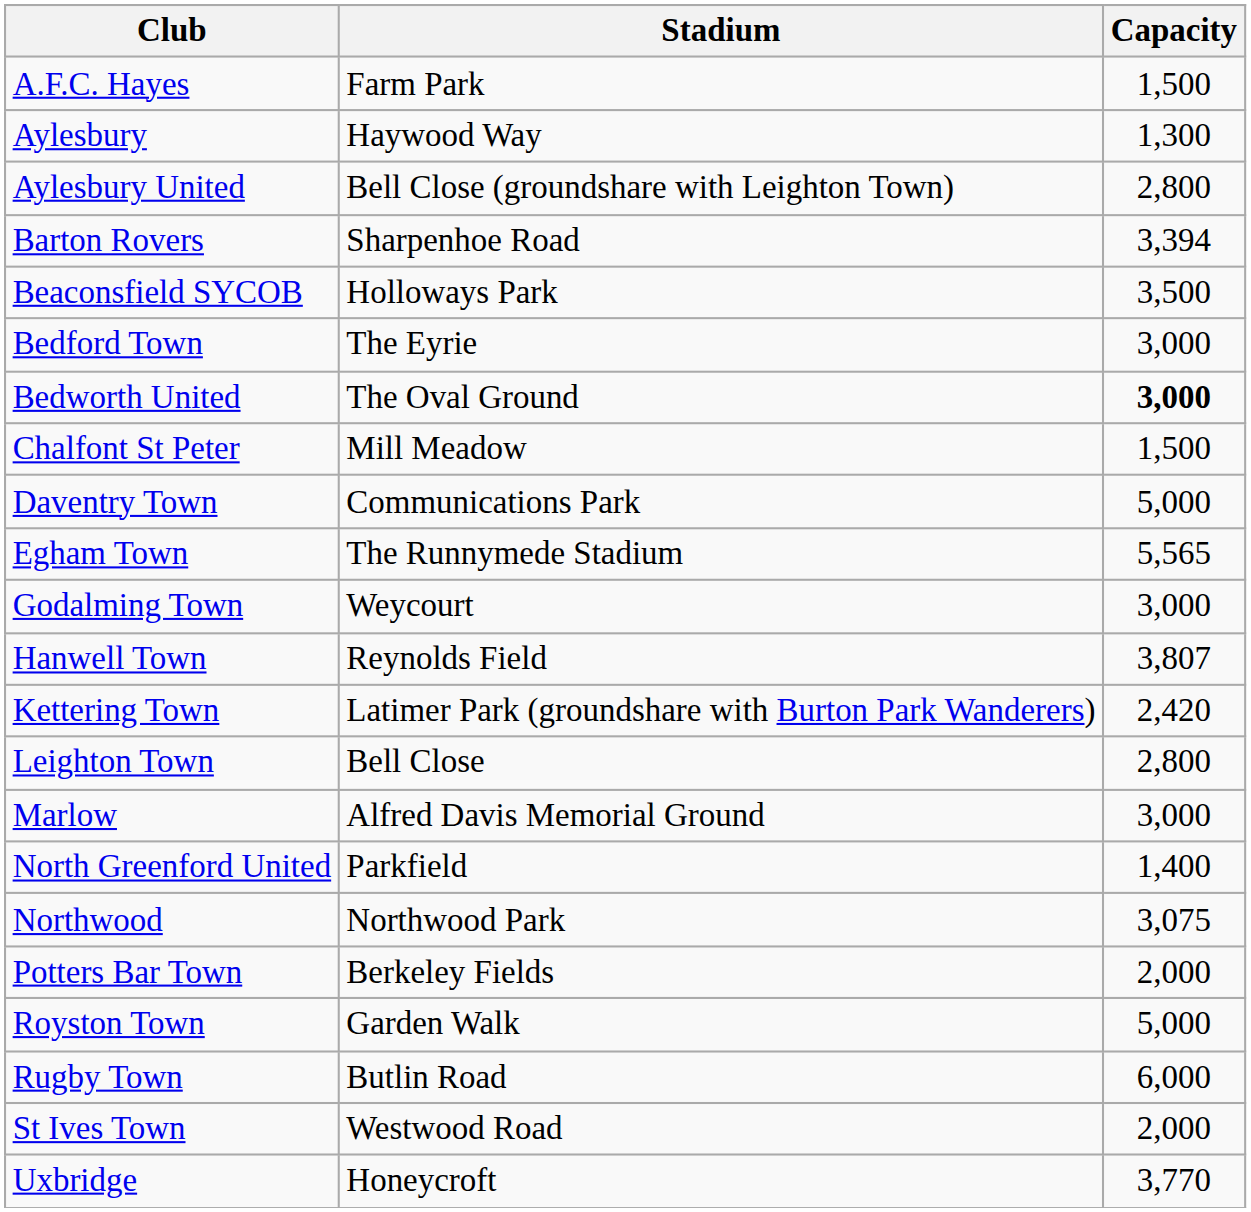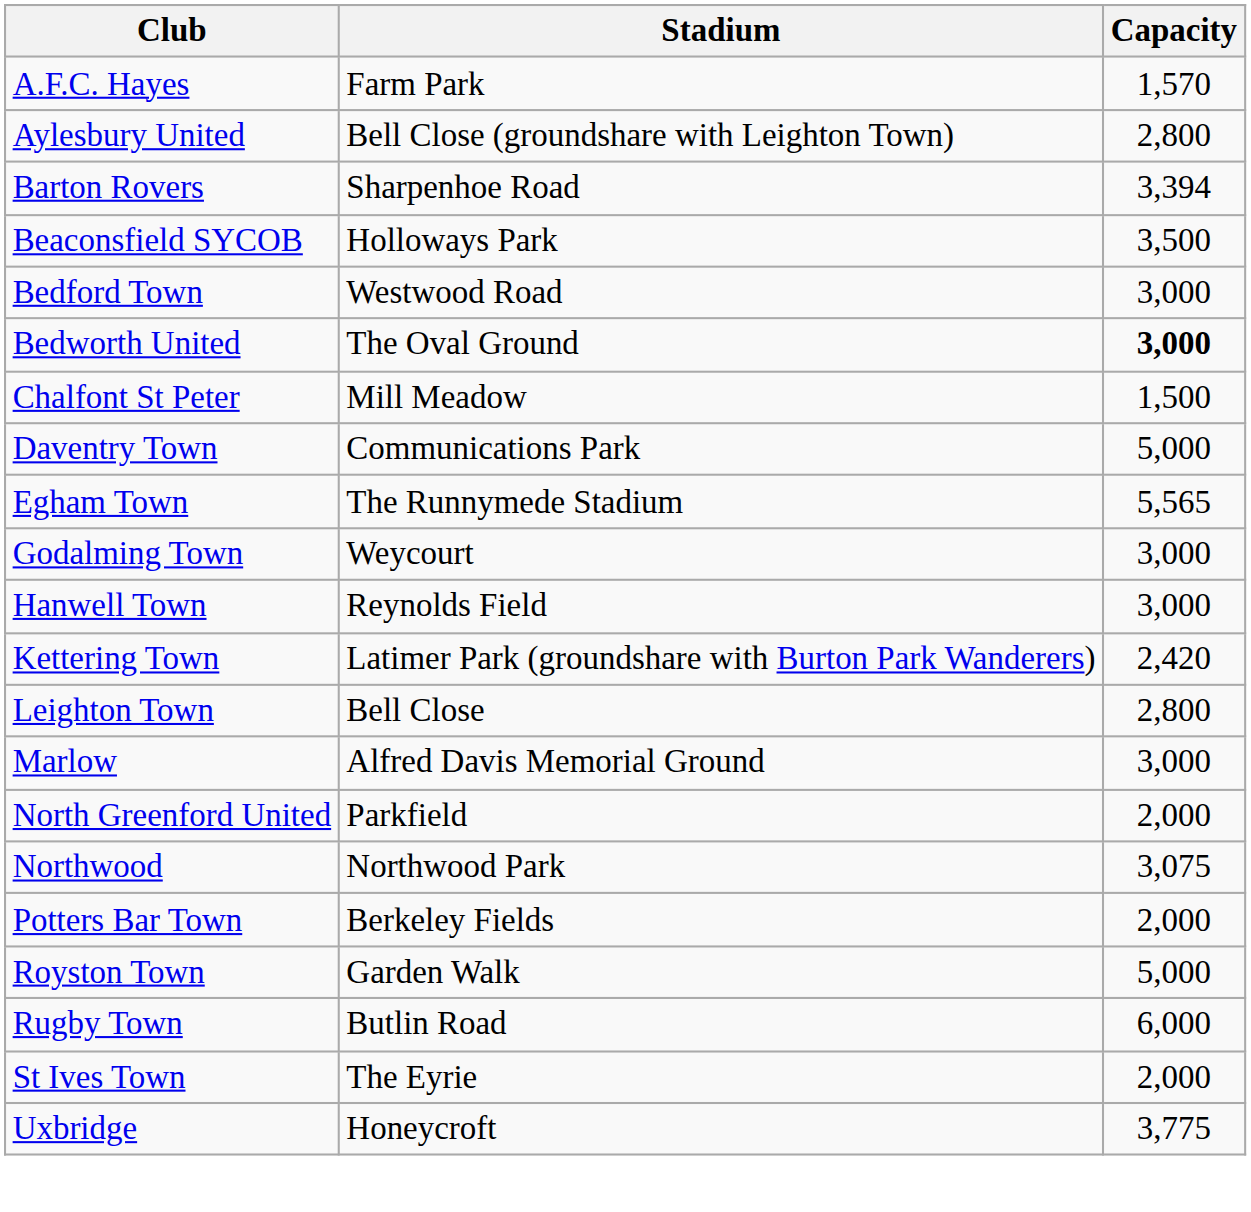(1174, 82) 1,500 -> (1174, 82) 1,570
- row: (80, 135)
(412, 344) The Eyrie -> (454, 291) Westwood Road
(1174, 657) 3,807 -> (1174, 605) 3,000
(1174, 866) 1,400 -> (1174, 814) 2,000
(454, 1128) Westwood Road -> (412, 1076) The Eyrie
(1174, 1180) 3,770 -> (1174, 1128) 3,775
